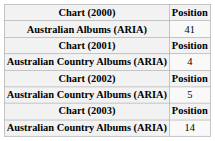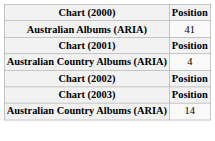- row: (190, 95)
